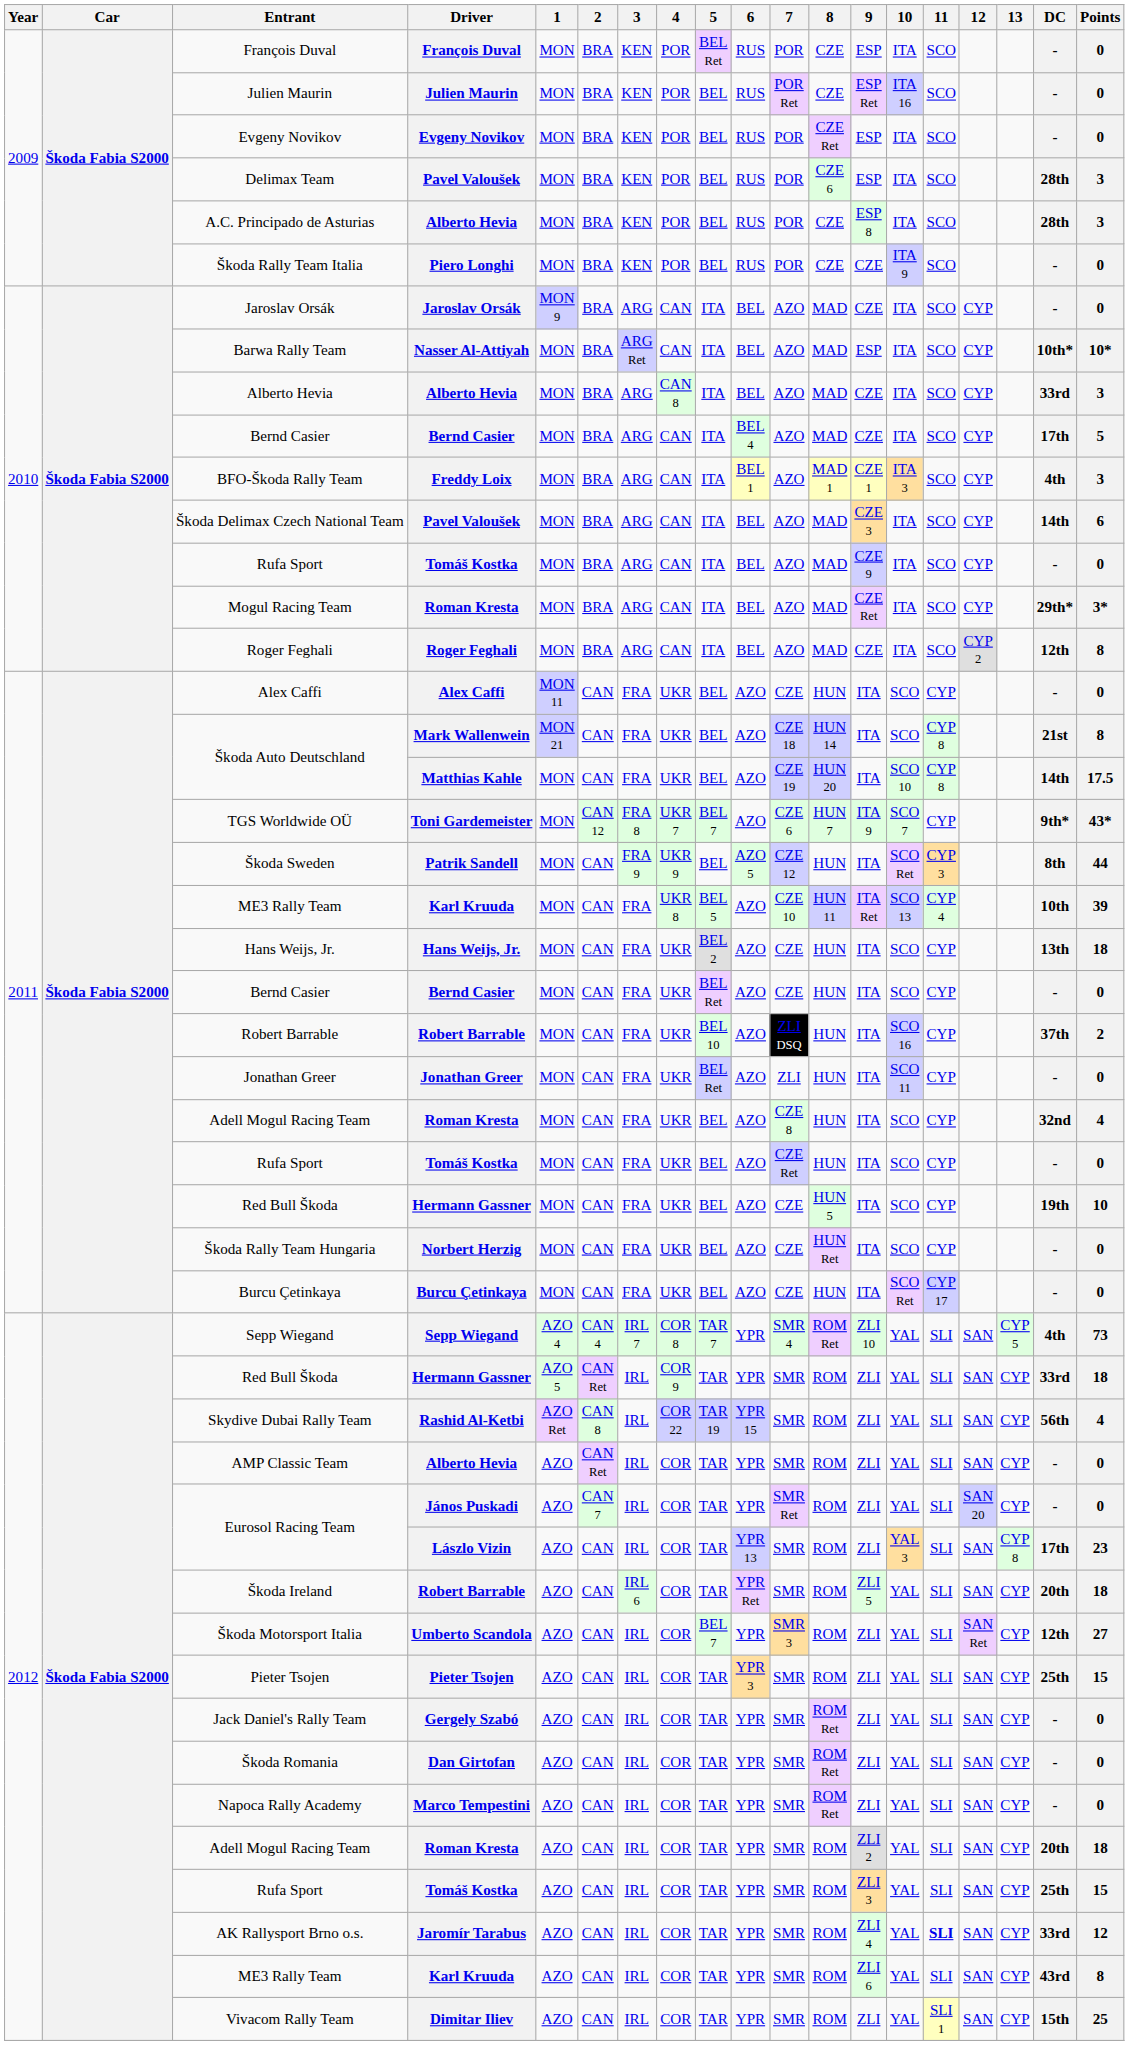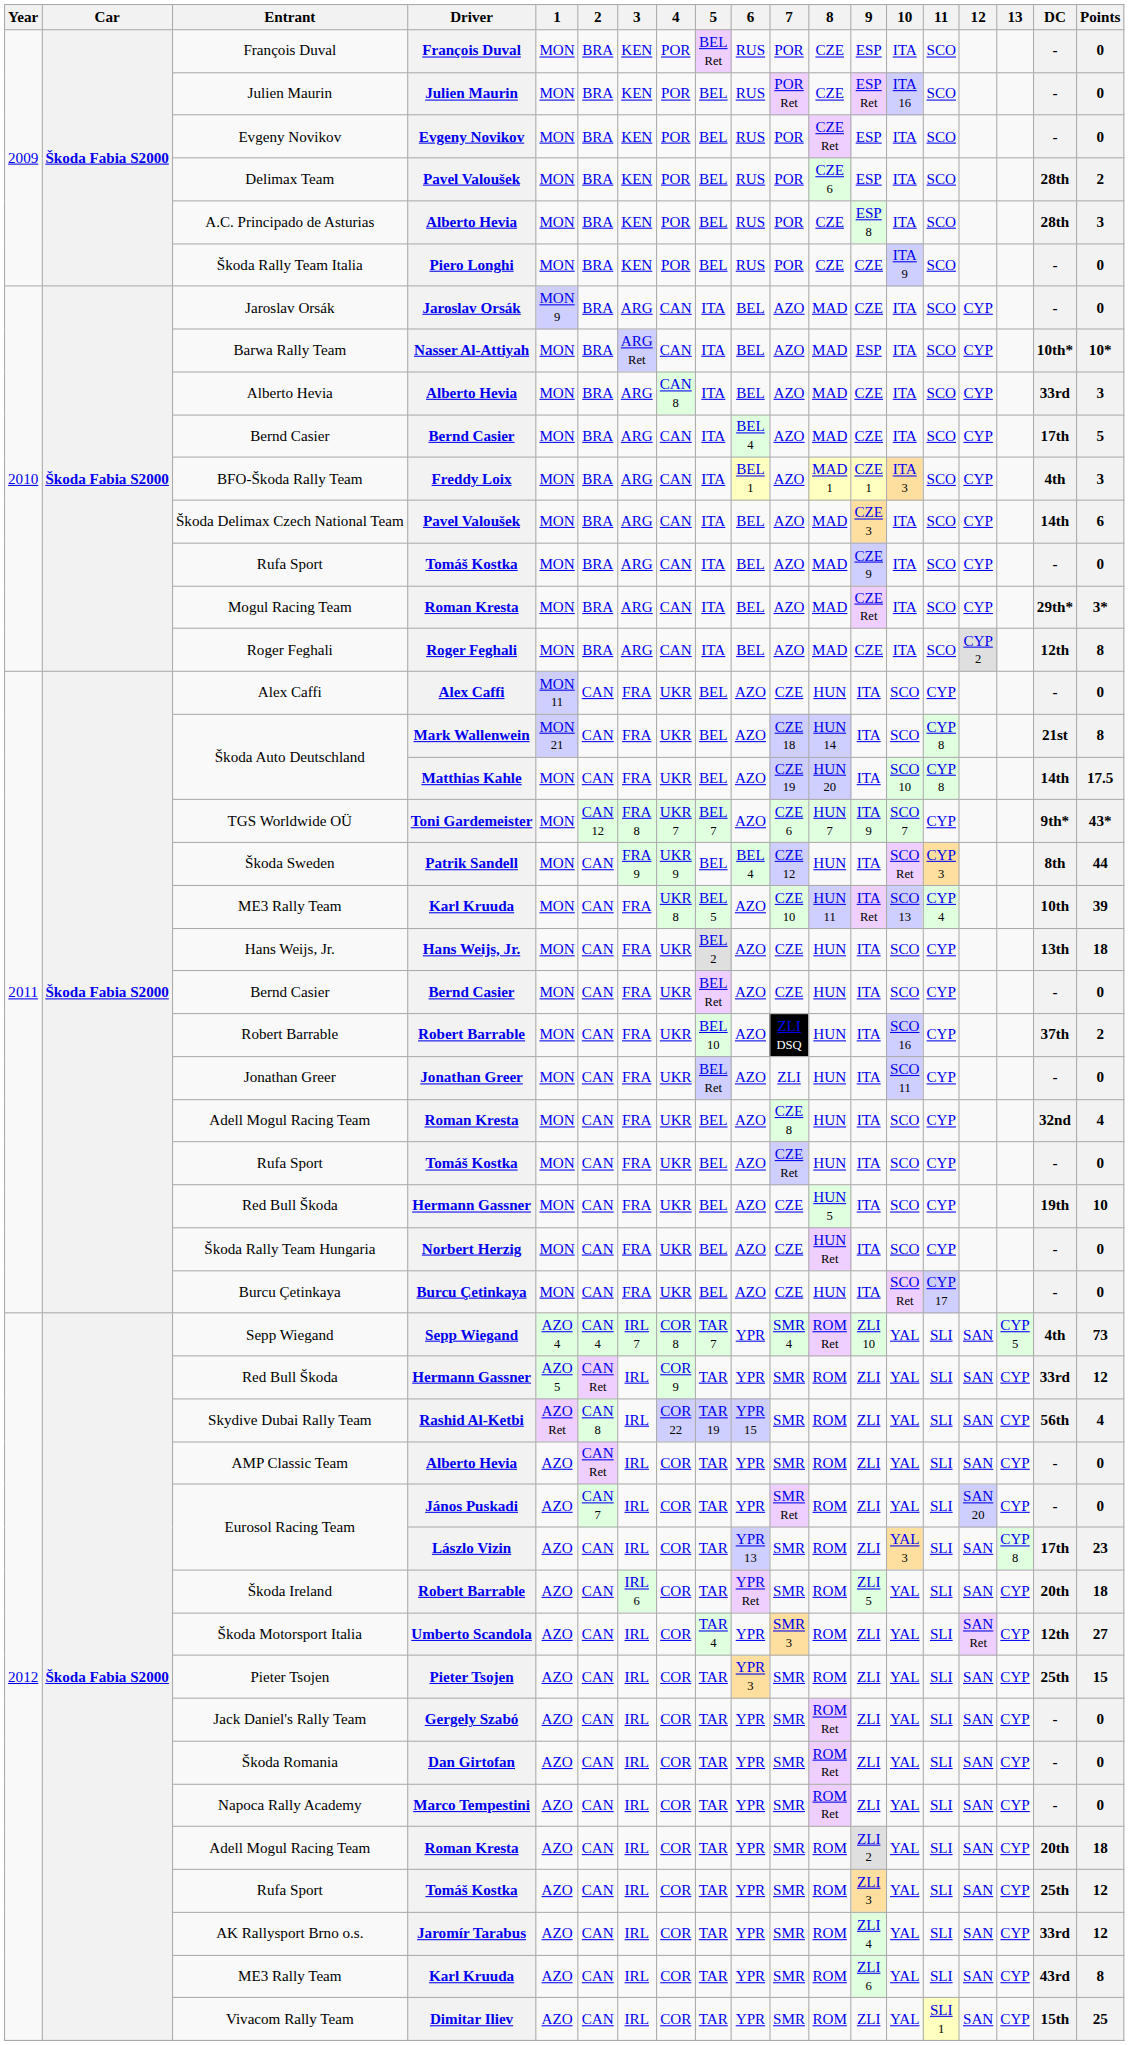(1100, 179) 3 -> (1100, 179) 2
(750, 864) AZO 5 -> (750, 864) BEL 4
(1100, 1377) 18 -> (1100, 1377) 12
(713, 1634) BEL 7 -> (713, 1634) TAR 4
(1100, 1891) 15 -> (1100, 1891) 12
(941, 1933) bold -> (941, 1933) normal
